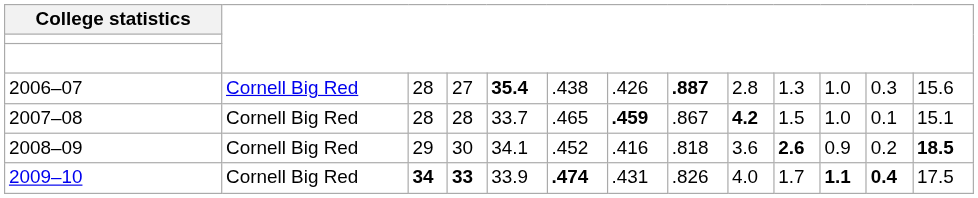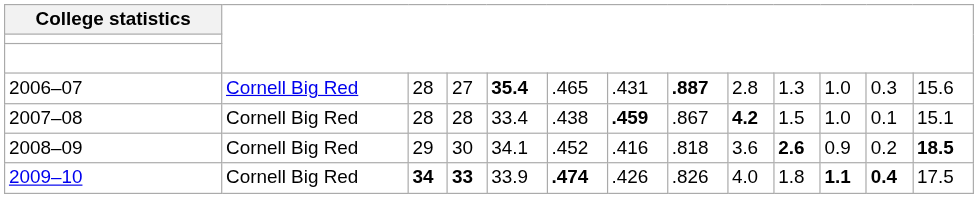(570, 88) .438 -> (570, 88) .465
(630, 88) .426 -> (630, 88) .431
(510, 118) 33.7 -> (510, 118) 33.4
(570, 118) .465 -> (570, 118) .438
(630, 177) .431 -> (630, 177) .426
(791, 177) 1.7 -> (791, 177) 1.8
